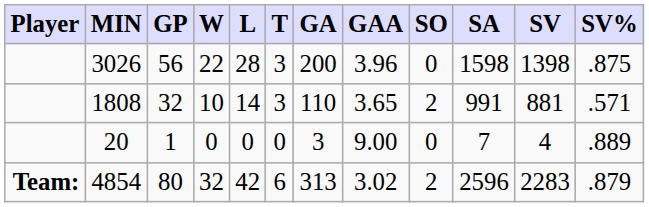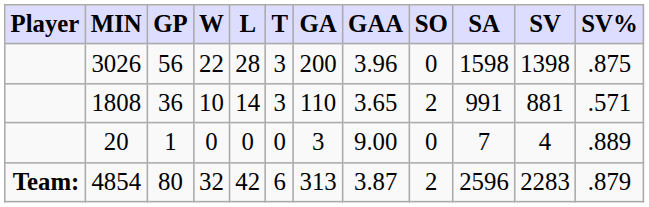(170, 102) 32 -> (170, 102) 36
(376, 181) 3.02 -> (376, 181) 3.87
